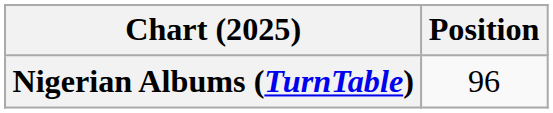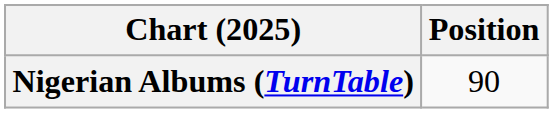(484, 81) 96 -> (484, 81) 90
